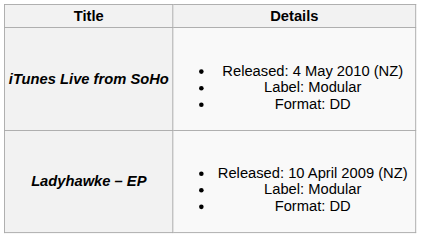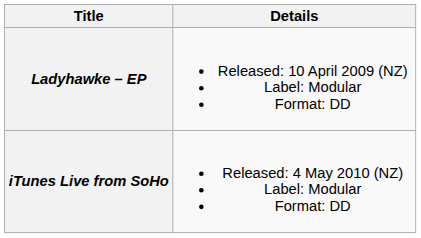rows swapped: (89, 181) <-> (89, 79)
